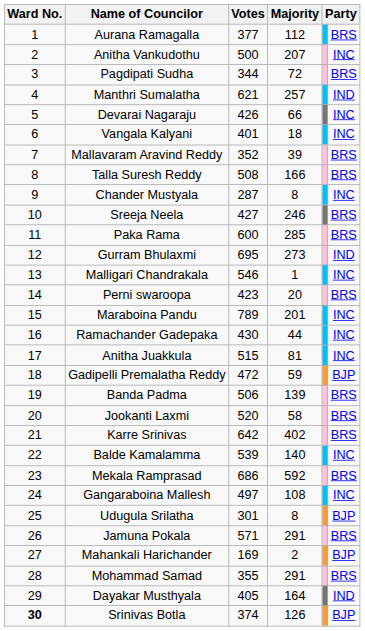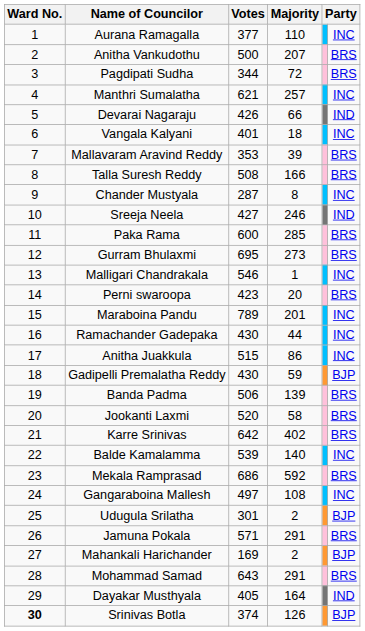(295, 34) 112 -> (295, 34) 110
(344, 34) BRS -> (344, 34) INC
(344, 54) INC -> (344, 54) BRS
(344, 94) IND -> (344, 94) INC
(344, 114) INC -> (344, 114) IND
(248, 154) 352 -> (248, 154) 353
(344, 214) BRS -> (344, 214) IND
(344, 255) IND -> (344, 255) BRS
(295, 355) 81 -> (295, 355) 86
(248, 375) 472 -> (248, 375) 430
(295, 515) 8 -> (295, 515) 2
(248, 575) 355 -> (248, 575) 643
